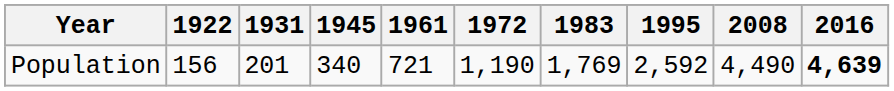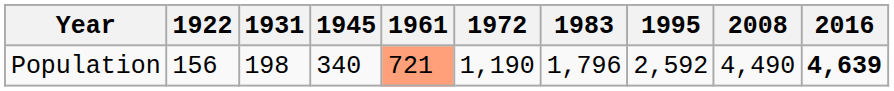(267, 66) 201 -> (267, 66) 198
(410, 66) no background -> (410, 66) lightsalmon background
(584, 66) 1,769 -> (584, 66) 1,796
